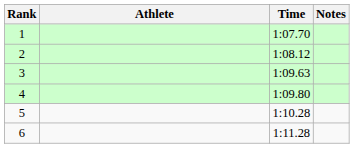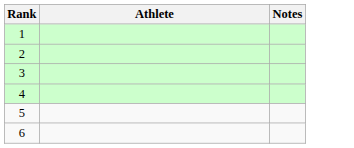- column: (291, 14)
